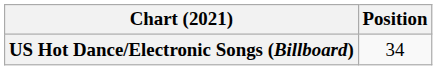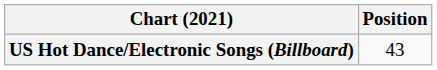(395, 49) 34 -> (395, 49) 43
